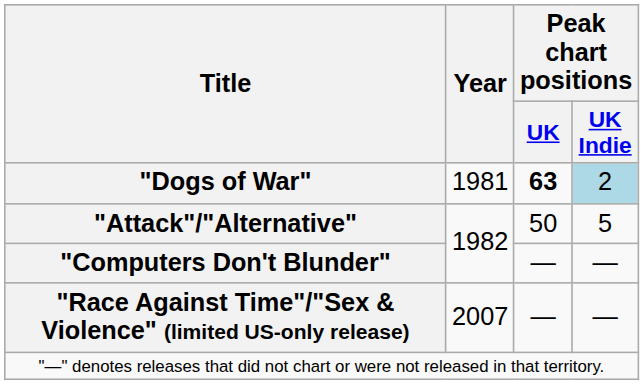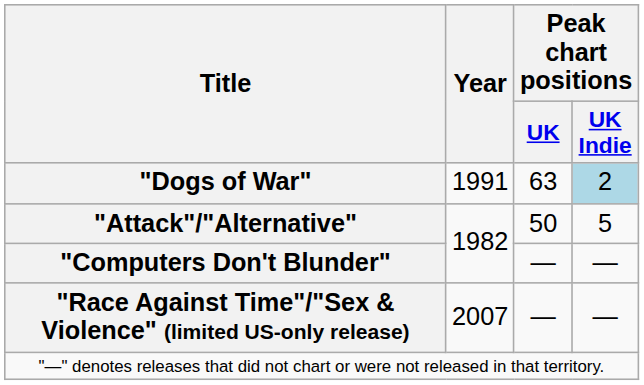(480, 182) 1981 -> (480, 182) 1991
(543, 182) bold -> (543, 182) normal
